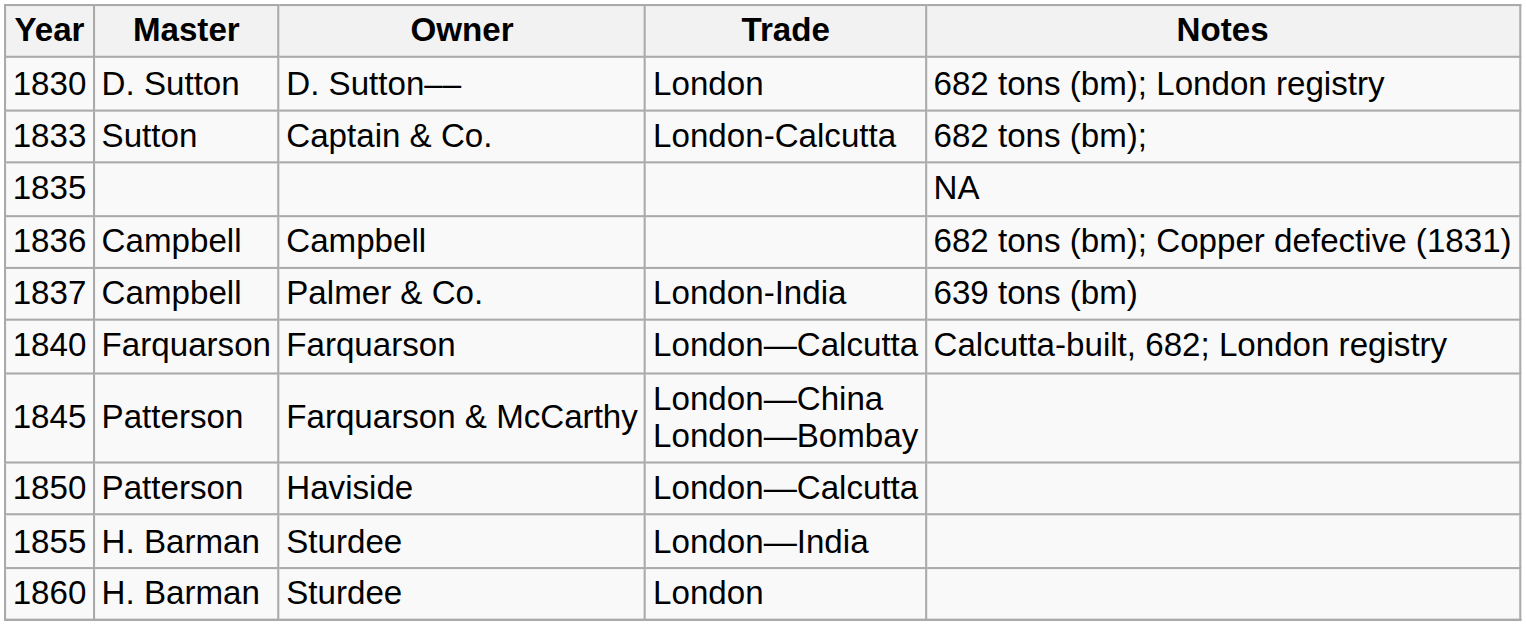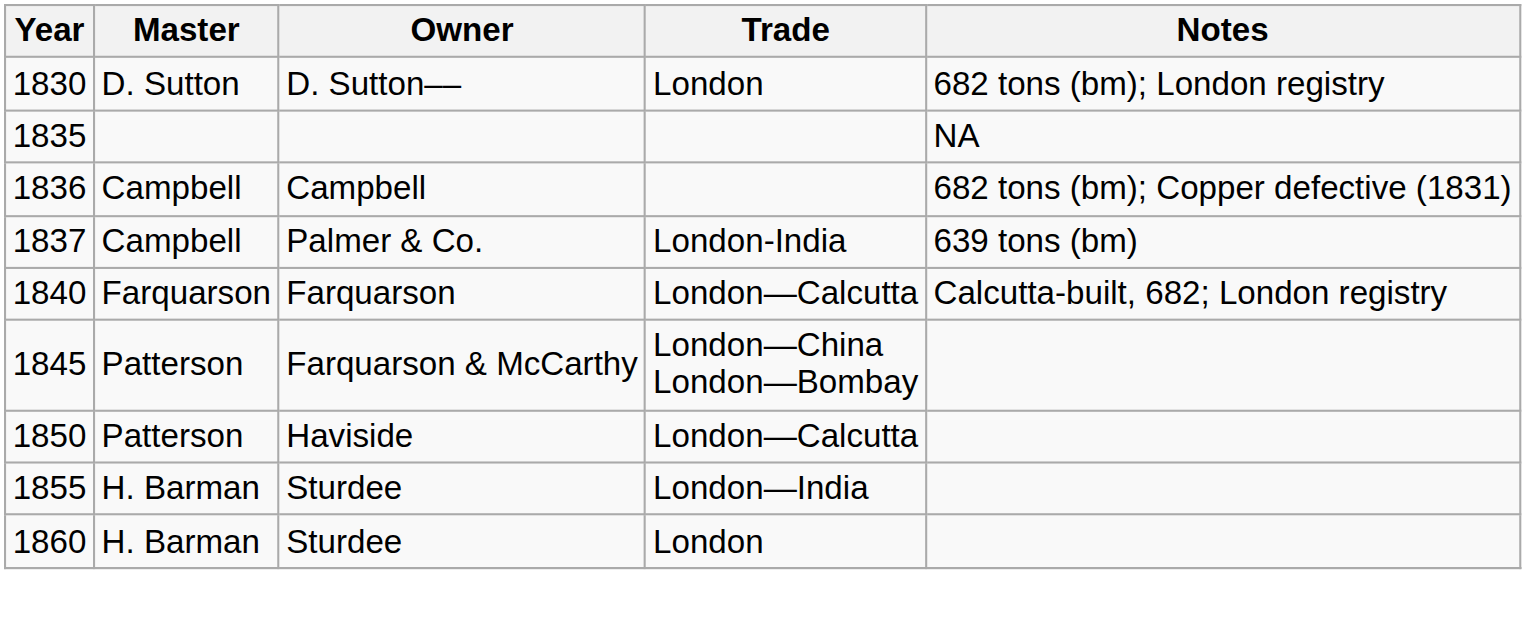- row: (50, 135)
